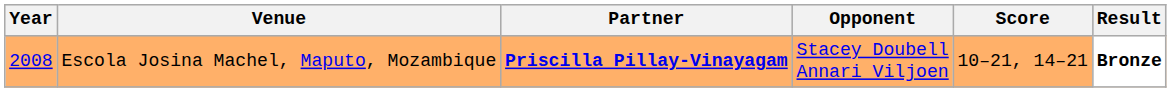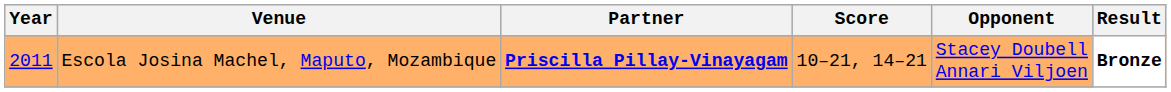columns swapped: (873, 20) <-> (1023, 20)
(31, 61) 2008 -> (31, 61) 2011
